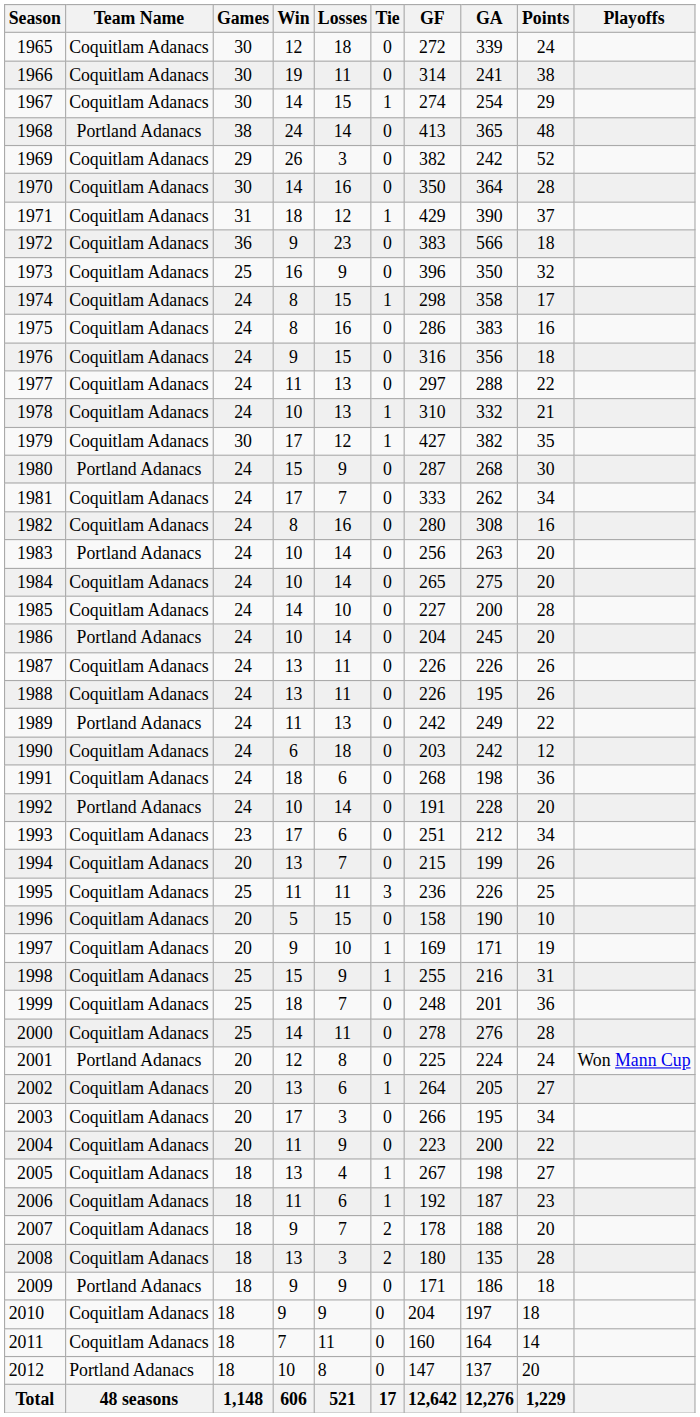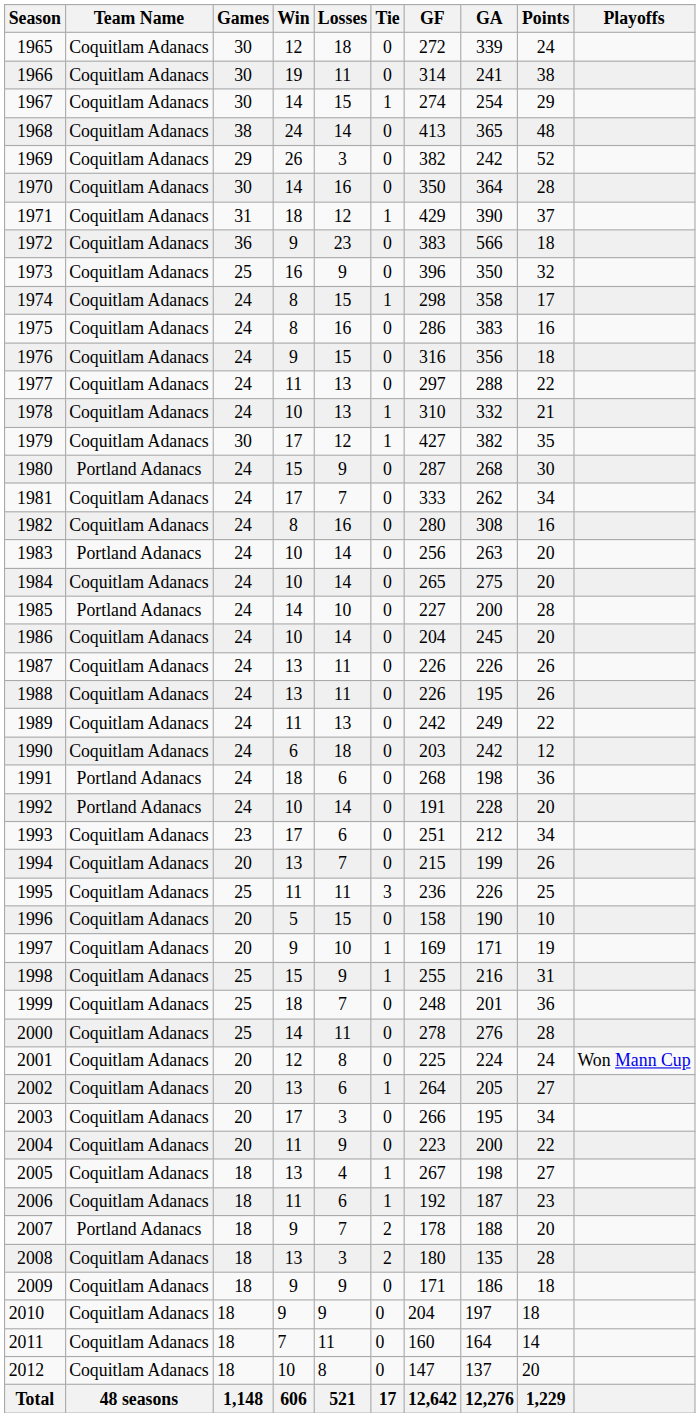(139, 131) Portland Adanacs -> (139, 131) Coquitlam Adanacs
(139, 610) Coquitlam Adanacs -> (139, 610) Portland Adanacs
(139, 638) Portland Adanacs -> (139, 638) Coquitlam Adanacs
(139, 722) Portland Adanacs -> (139, 722) Coquitlam Adanacs
(139, 779) Coquitlam Adanacs -> (139, 779) Portland Adanacs
(139, 1060) Portland Adanacs -> (139, 1060) Coquitlam Adanacs
(139, 1229) Coquitlam Adanacs -> (139, 1229) Portland Adanacs
(139, 1286) Portland Adanacs -> (139, 1286) Coquitlam Adanacs
(132, 1370) Portland Adanacs -> (139, 1370) Coquitlam Adanacs
